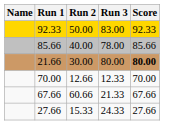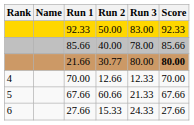+ column: (19, 12)
(81, 62) 30.00 -> (110, 62) 30.77
